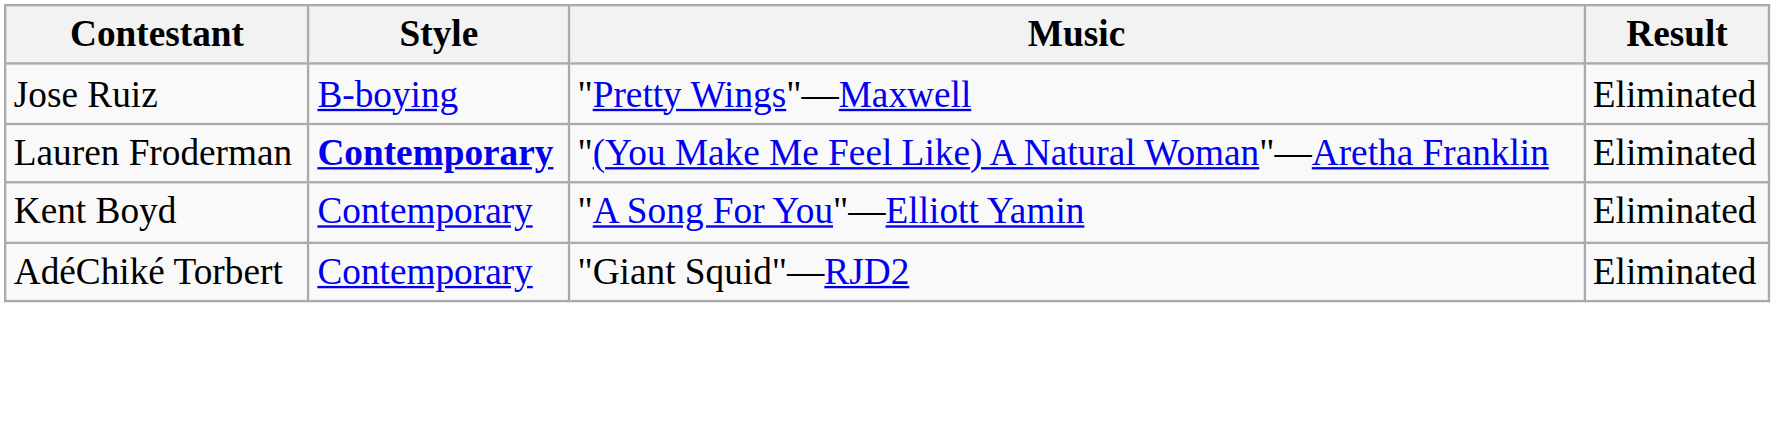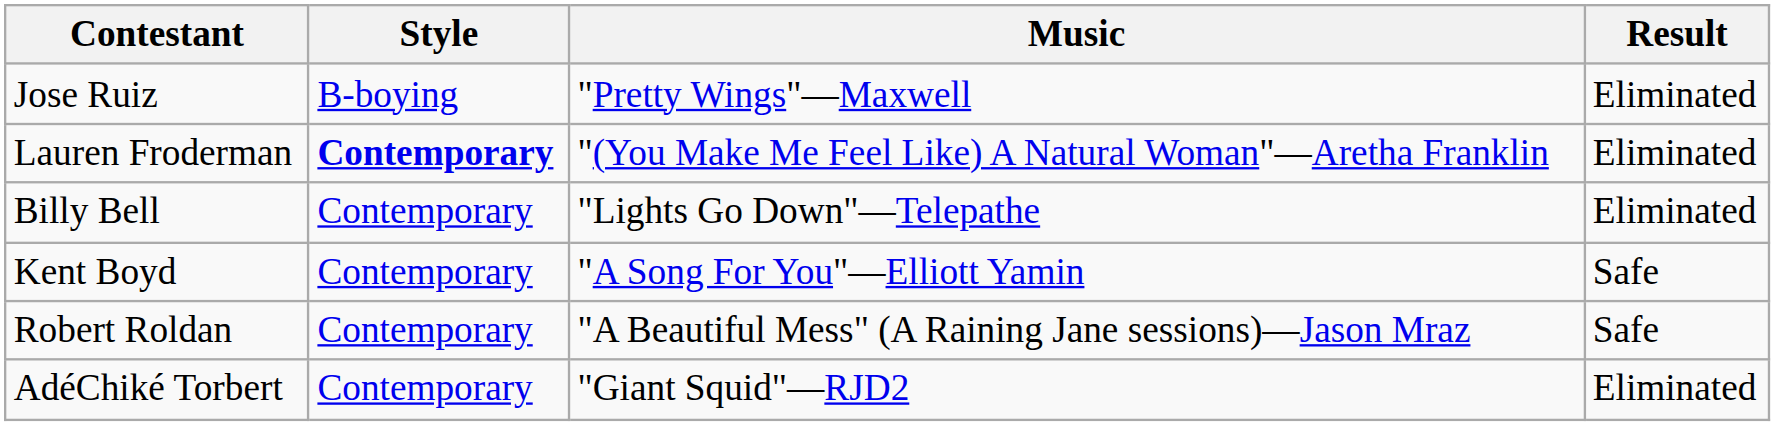+ row: (87, 211)
(1675, 211) Eliminated -> (1626, 270) Safe
+ row: (123, 329)
